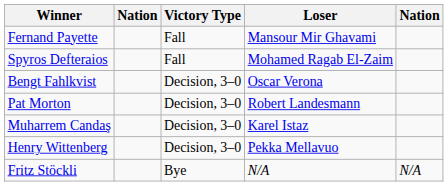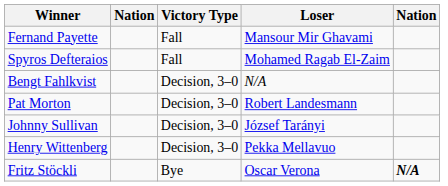(285, 81) Oscar Verona -> (255, 81) N/A
- row: (59, 125)
+ row: (53, 125)
(258, 170) N/A -> (282, 170) Oscar Verona
(410, 170) normal -> (408, 170) bold
